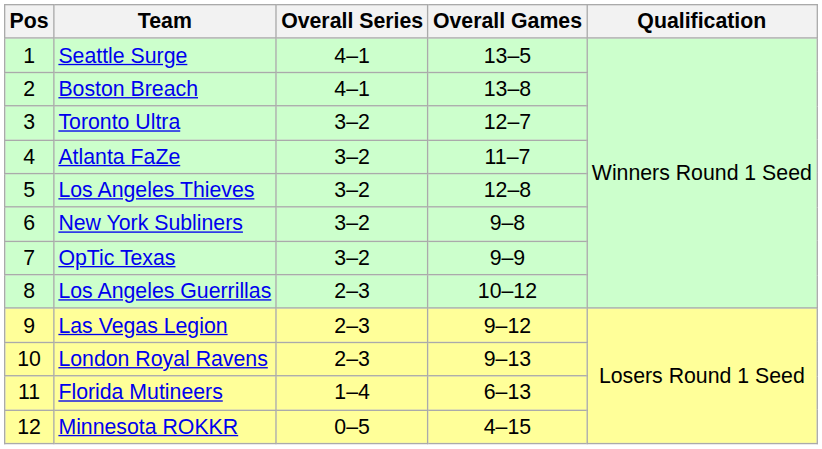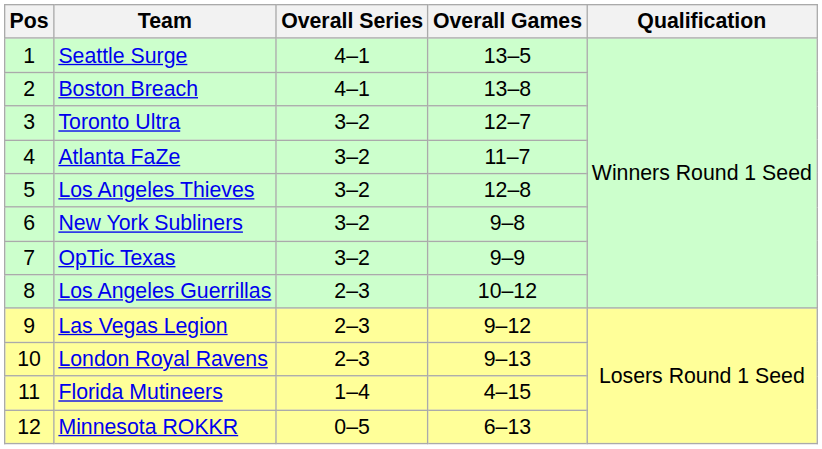(507, 392) 6–13 -> (507, 392) 4–15
(507, 426) 4–15 -> (507, 426) 6–13
